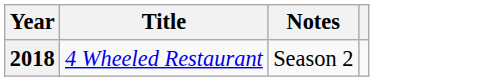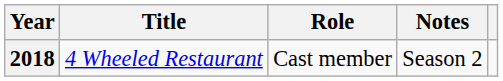+ column: (333, 22)
